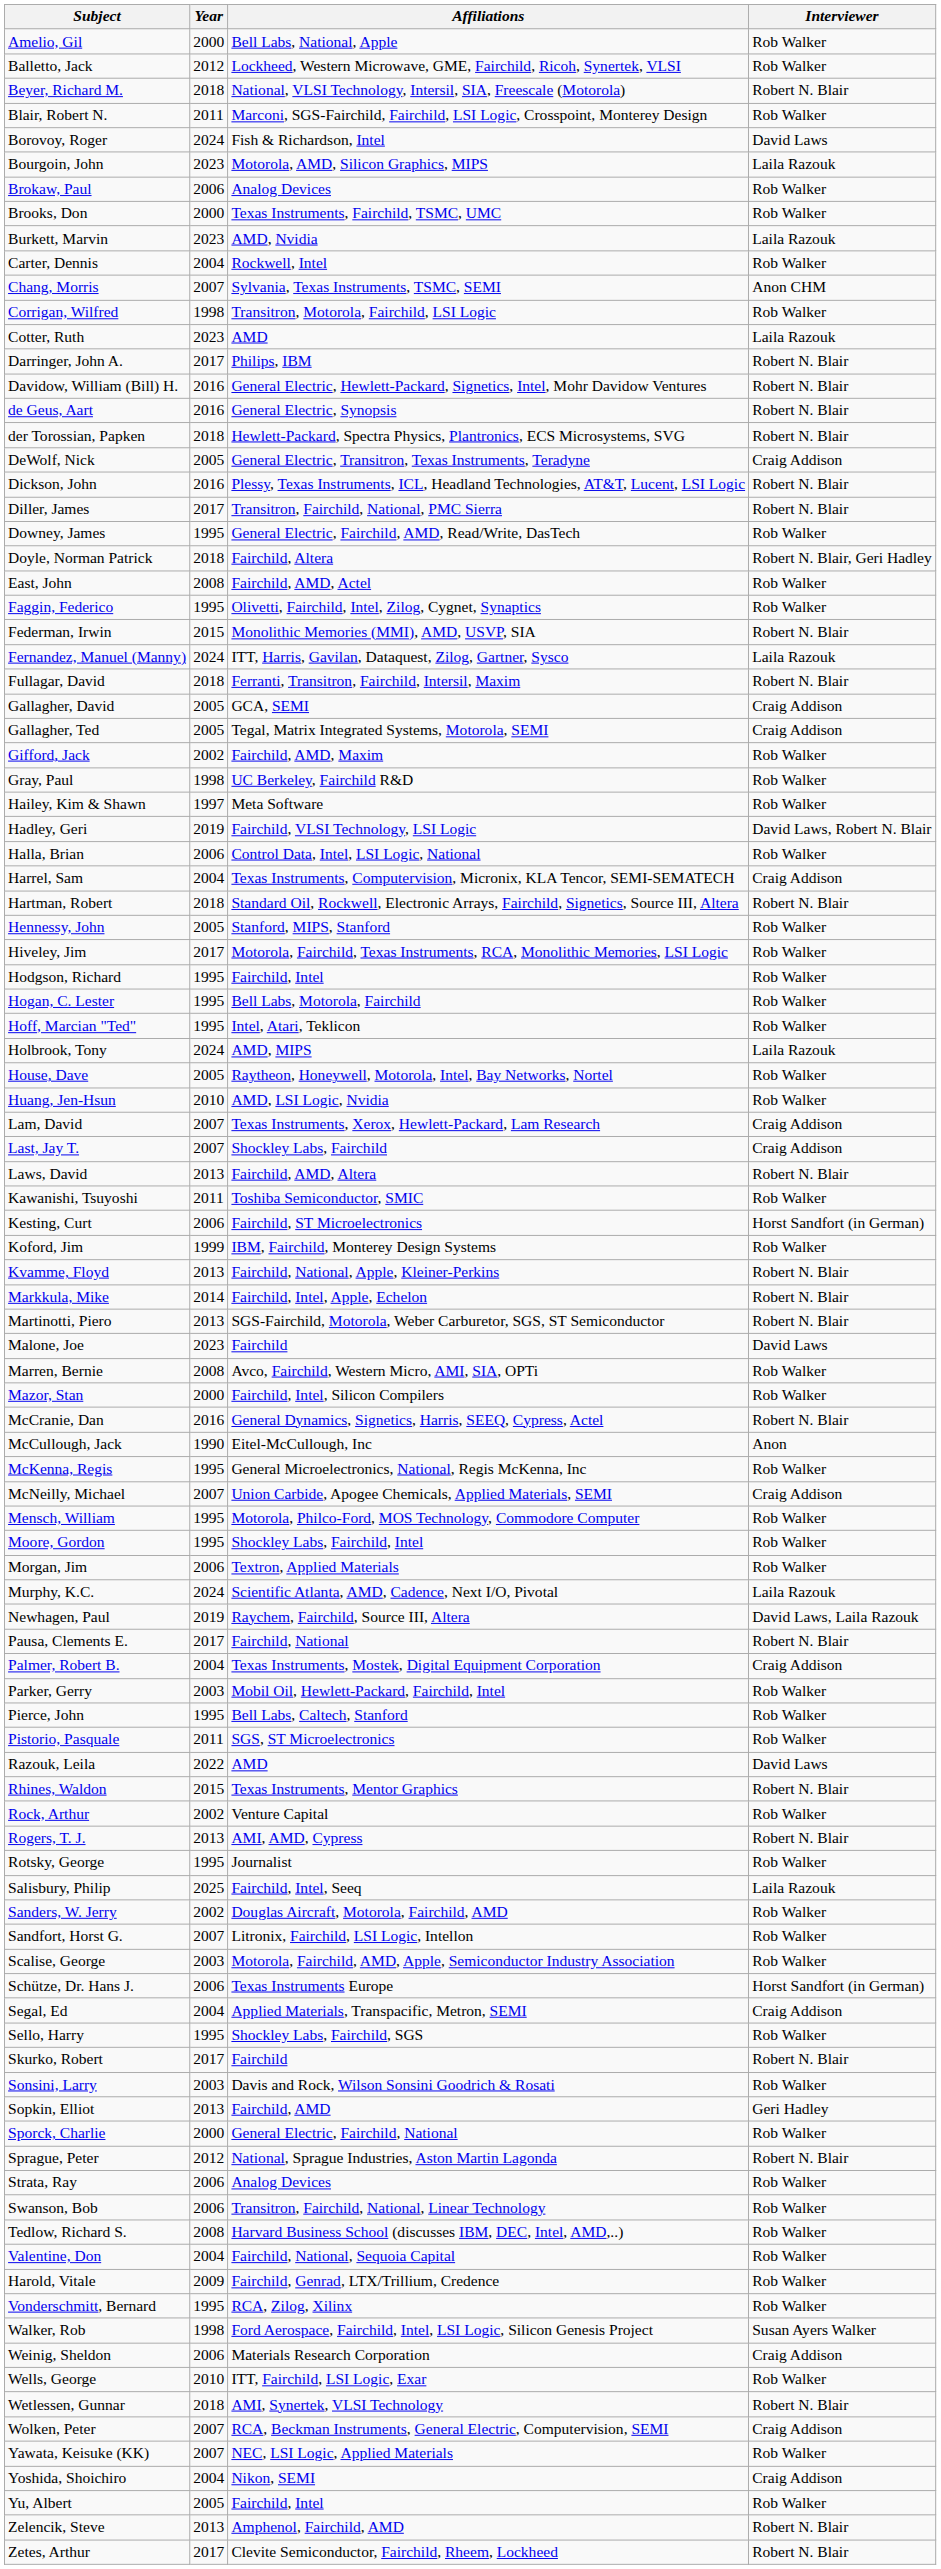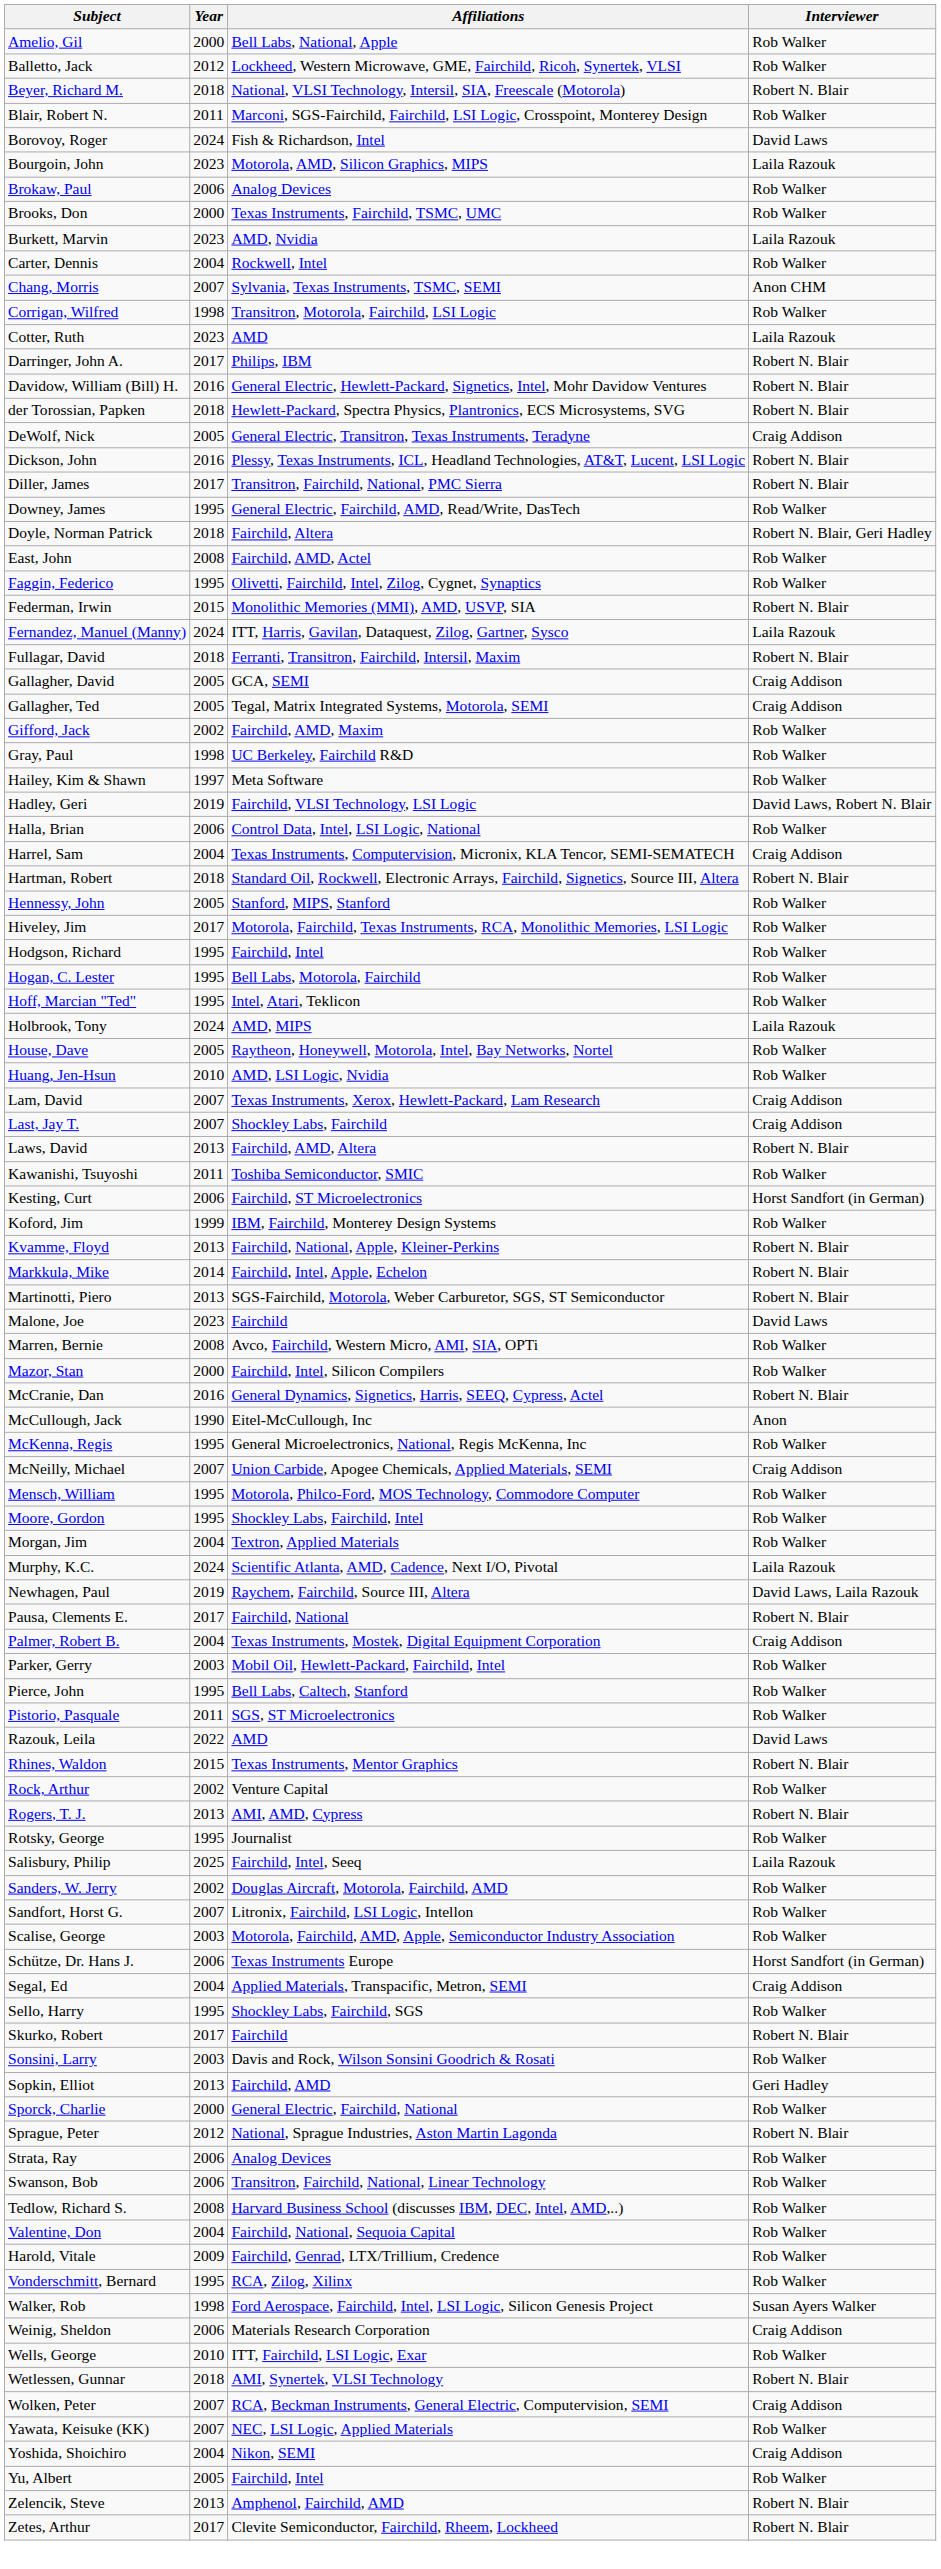- row: (51, 410)
(209, 1567) 2006 -> (209, 1542) 2004
